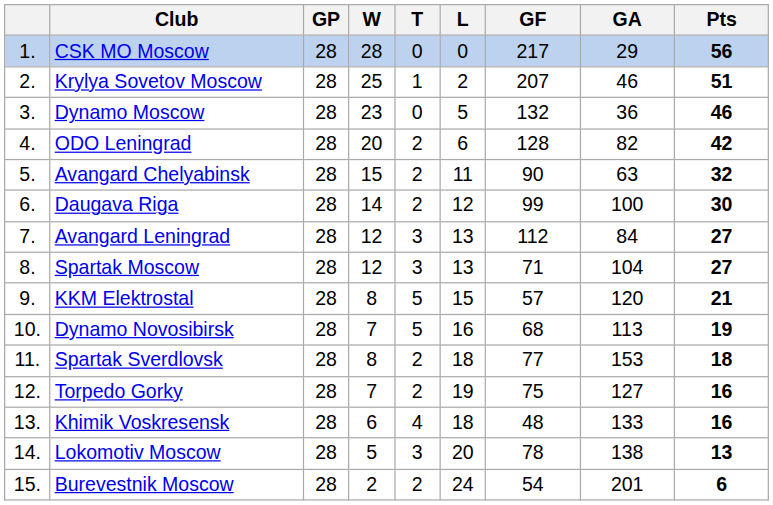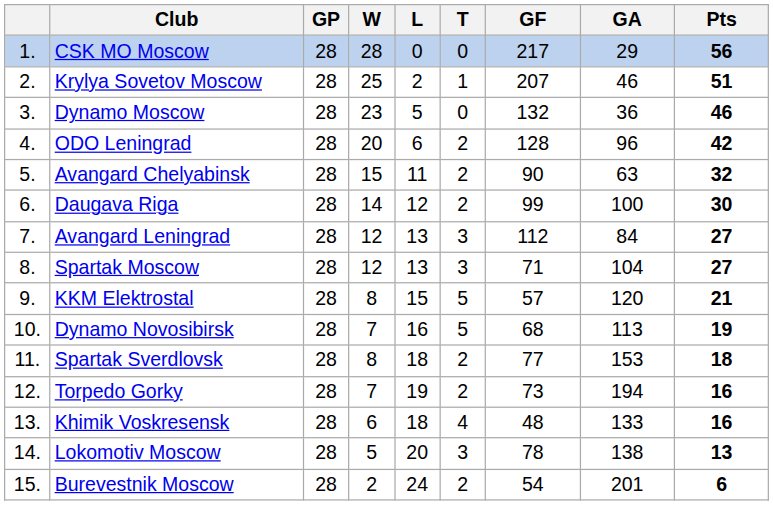columns swapped: (417, 19) <-> (463, 19)
(627, 143) 82 -> (627, 143) 96
(533, 391) 75 -> (533, 391) 73
(627, 391) 127 -> (627, 391) 194
